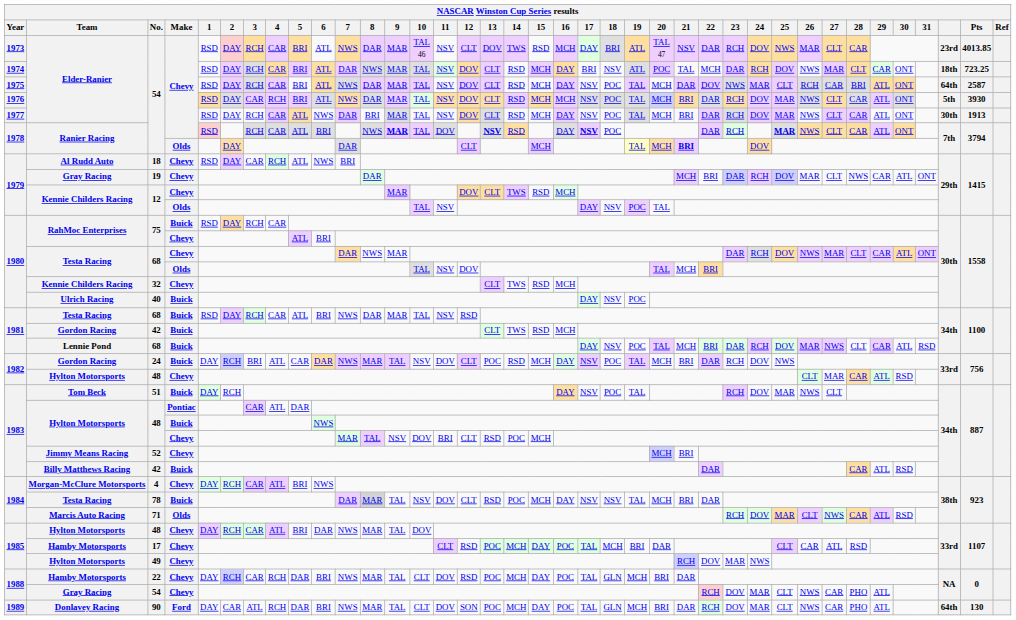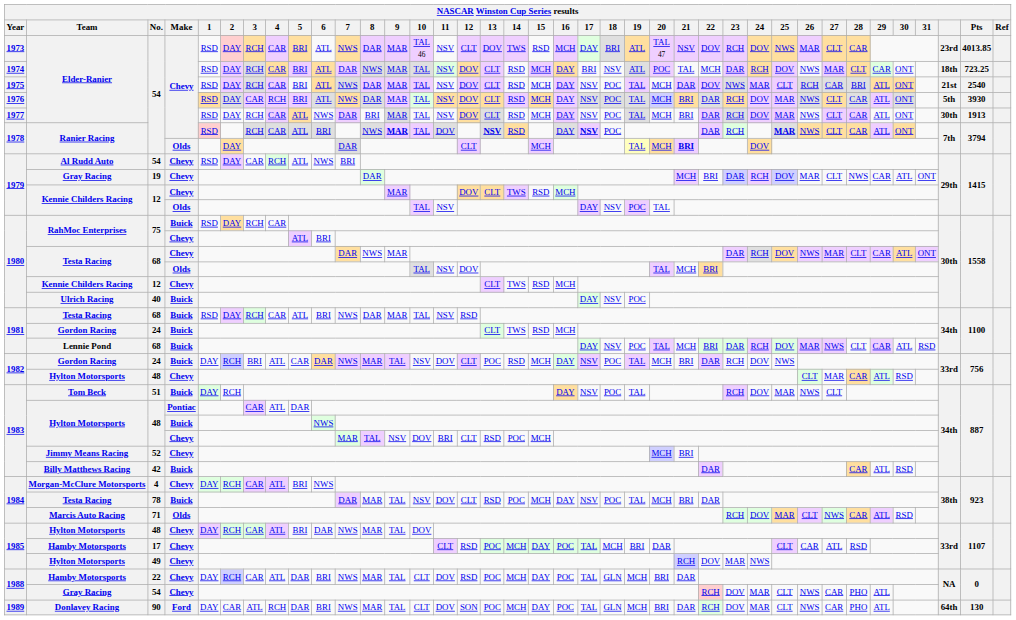(711, 48) DAR -> (711, 48) DOV
(949, 84) 64th -> (949, 84) 21st
(977, 84) 2587 -> (977, 84) 2540
(565, 100) MCH -> (565, 100) DAY
(156, 161) 18 -> (156, 161) 54
(156, 284) 32 -> (156, 284) 12
(156, 330) 42 -> (156, 330) 24
(372, 500) lightgrey background -> (372, 500) no background
(613, 500) NSV -> (613, 500) POC
(277, 576) RCH -> (277, 576) ATL
